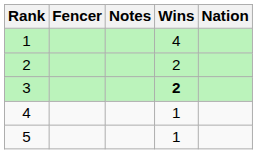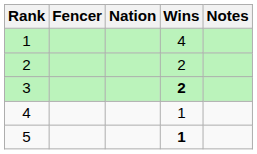columns swapped: (225, 16) <-> (130, 16)
(176, 137) normal -> (181, 137) bold
